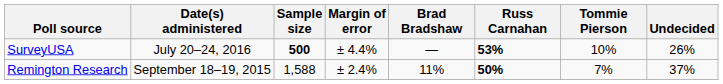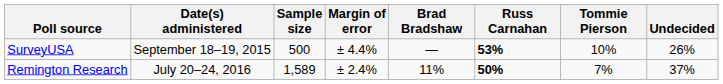(202, 49) July 20–24, 2016 -> (202, 49) September 18–19, 2015
(300, 49) bold -> (300, 49) normal
(202, 69) September 18–19, 2015 -> (202, 69) July 20–24, 2016
(300, 69) 1,588 -> (300, 69) 1,589
